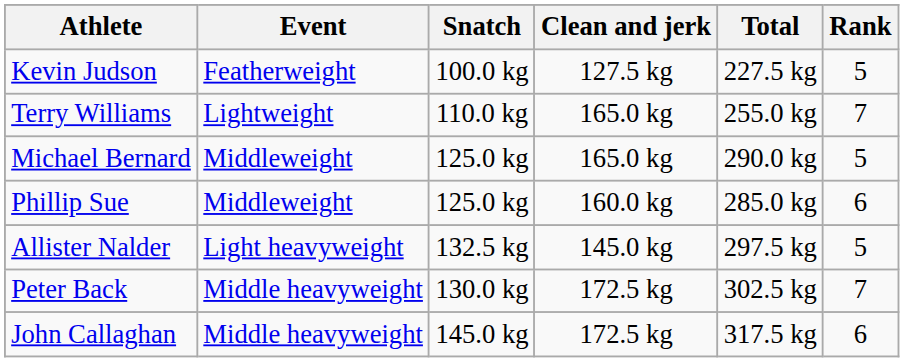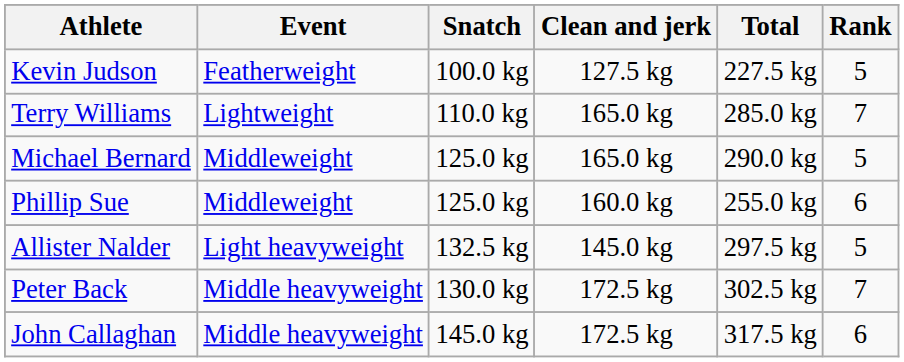(770, 114) 255.0 kg -> (770, 114) 285.0 kg
(770, 202) 285.0 kg -> (770, 202) 255.0 kg
